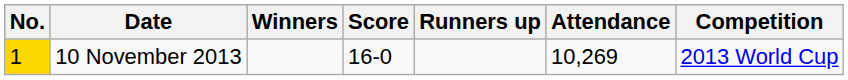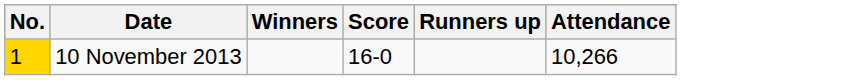- column: (759, 21)
(585, 56) 10,269 -> (585, 56) 10,266
